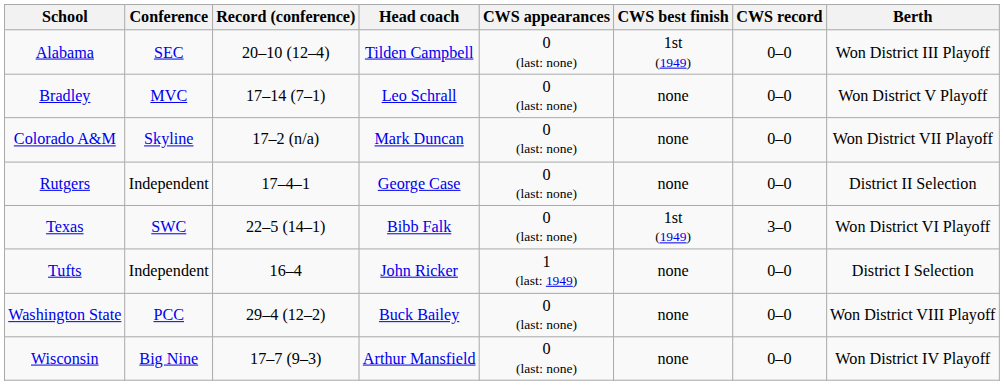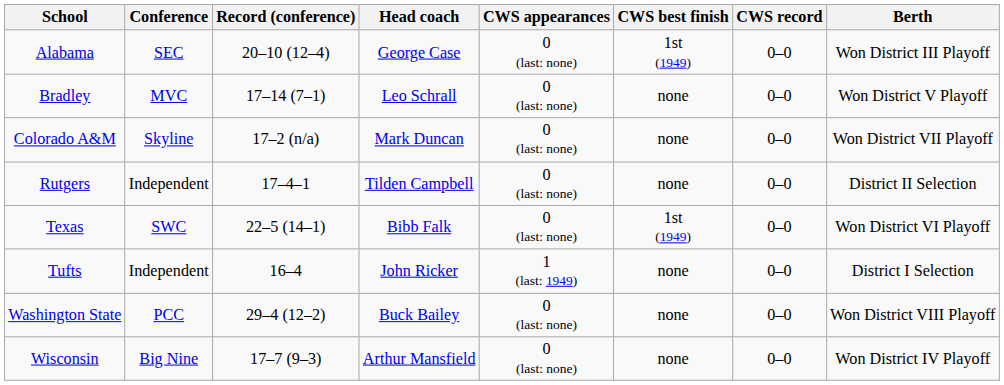(419, 52) Tilden Campbell -> (419, 52) George Case
(419, 183) George Case -> (419, 183) Tilden Campbell
(779, 227) 3–0 -> (779, 227) 0–0
